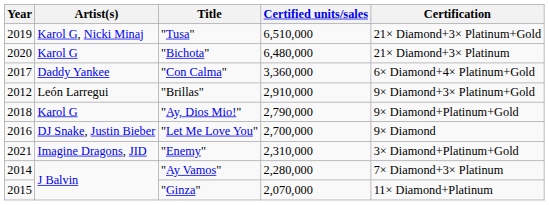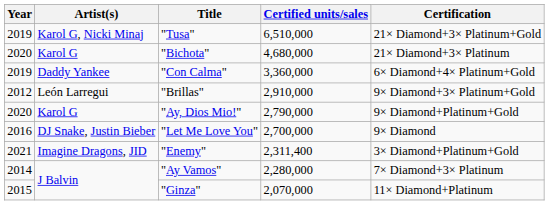(288, 53) 6,480,000 -> (288, 53) 4,680,000
(20, 72) 2017 -> (20, 72) 2019
(20, 111) 2018 -> (20, 111) 2020
(288, 151) 2,310,000 -> (288, 151) 2,311,400
